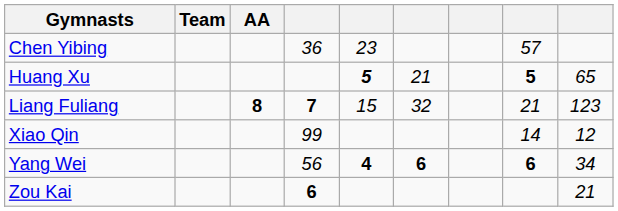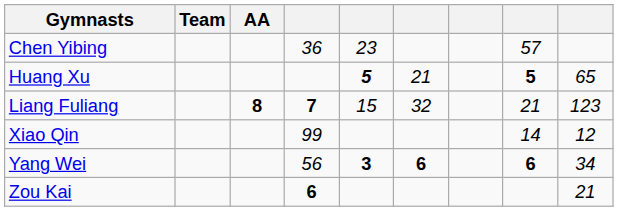(366, 164) 4 -> (366, 164) 3
